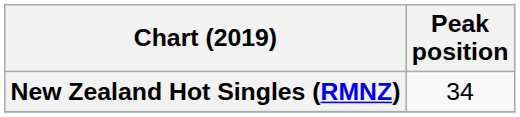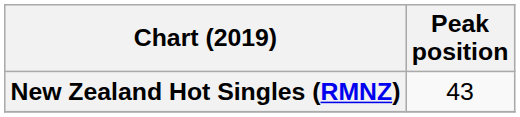(460, 91) 34 -> (460, 91) 43
